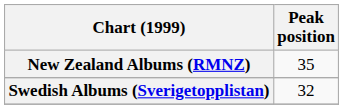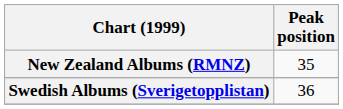(306, 90) 32 -> (306, 90) 36
